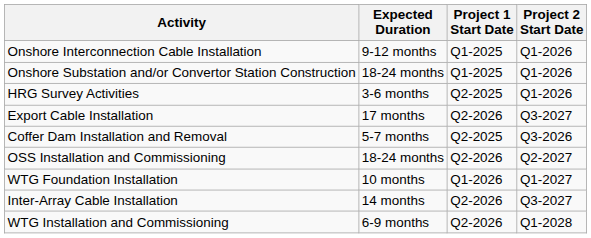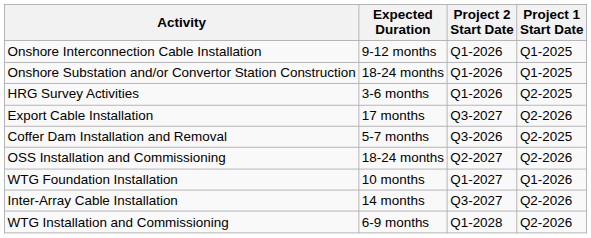columns swapped: (482, 22) <-> (552, 22)
